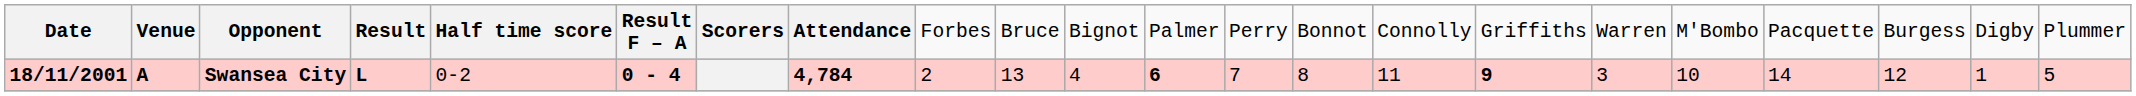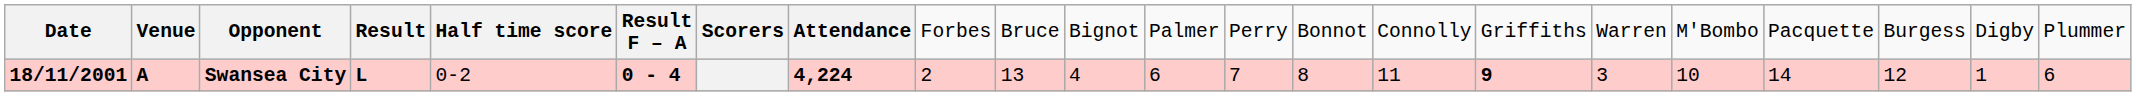(823, 75) 4,784 -> (823, 75) 4,224
(1155, 75) bold -> (1155, 75) normal
(2049, 75) 5 -> (2049, 75) 6
